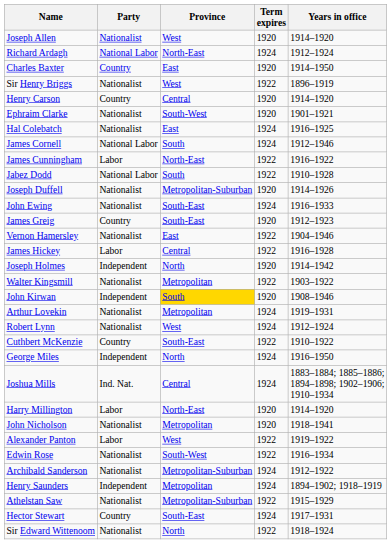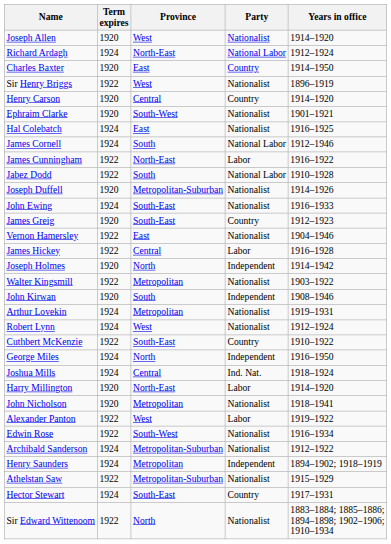columns swapped: (129, 17) <-> (271, 17)
(173, 296) gold background -> (144, 296) no background
(337, 383) 1883–1884; 1885–1886; 1894–1898; 1902–1906; 1910–1934 -> (312, 373) 1918–1924
(312, 531) 1918–1924 -> (337, 520) 1883–1884; 1885–1886; 1894–1898; 1902–1906; 1910–1934
